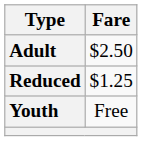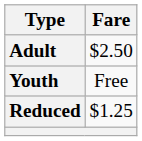rows swapped: (34, 111) <-> (45, 80)
